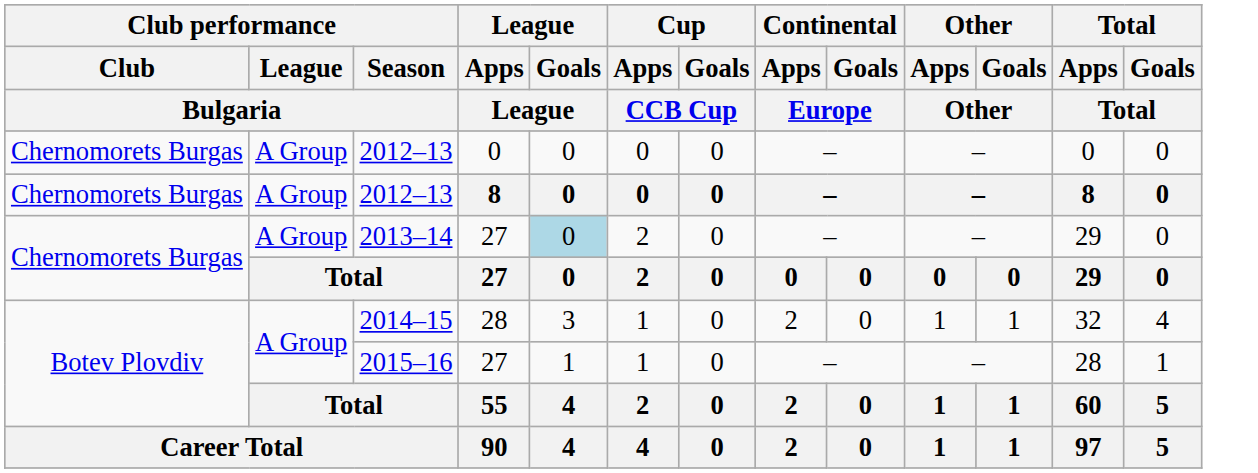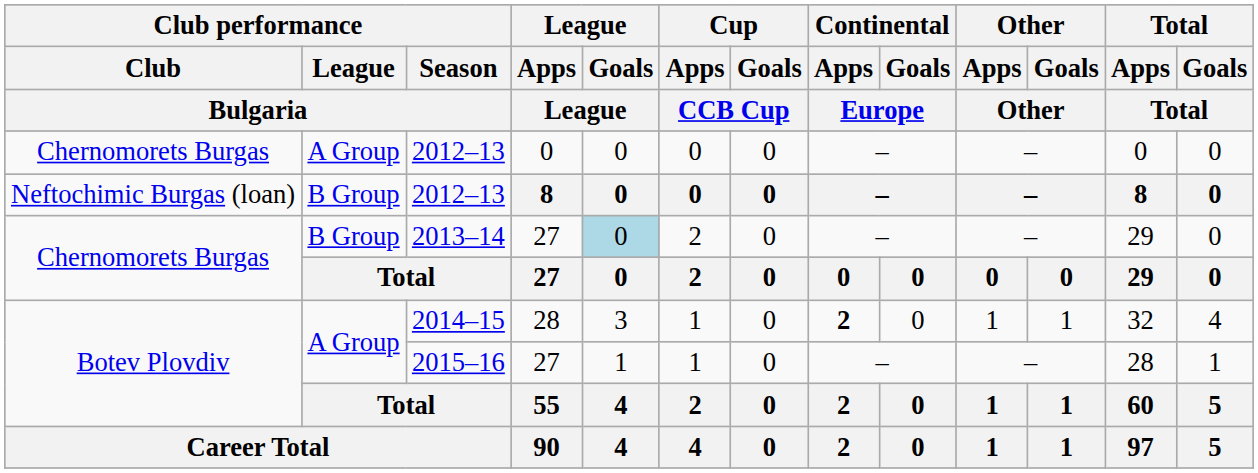(127, 194) Chernomorets Burgas -> (153, 194) Neftochimic Burgas (loan)
(301, 194) A Group -> (354, 194) B Group
(301, 236) A Group -> (354, 236) B Group
(791, 320) normal -> (844, 320) bold
